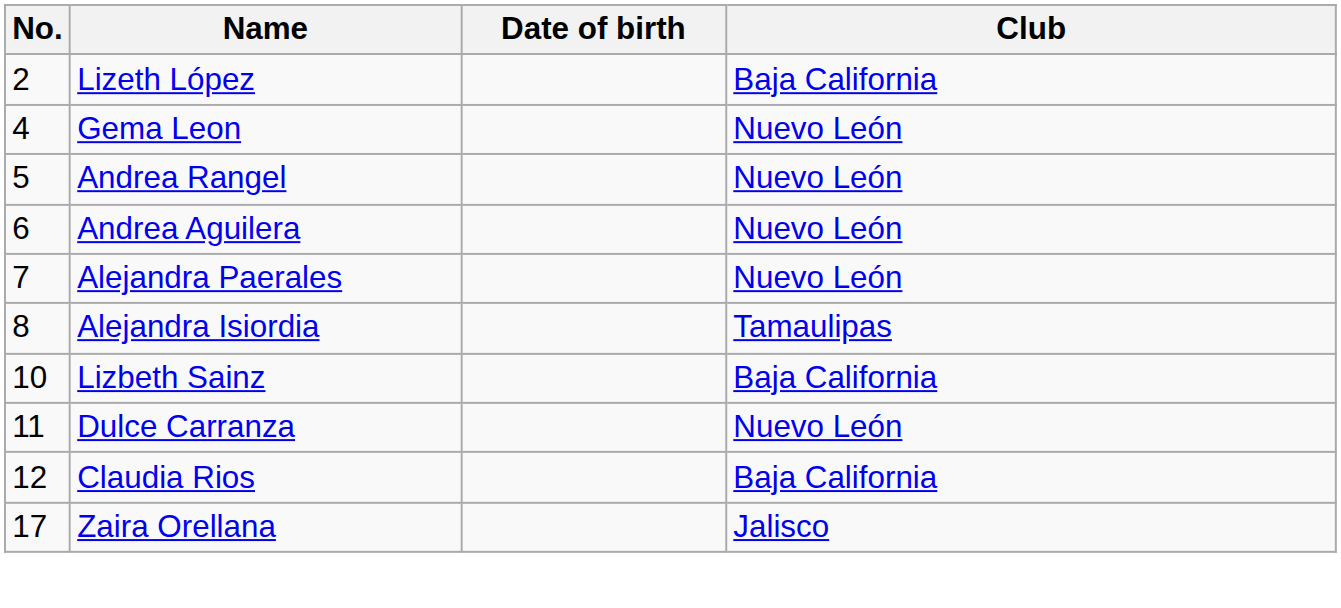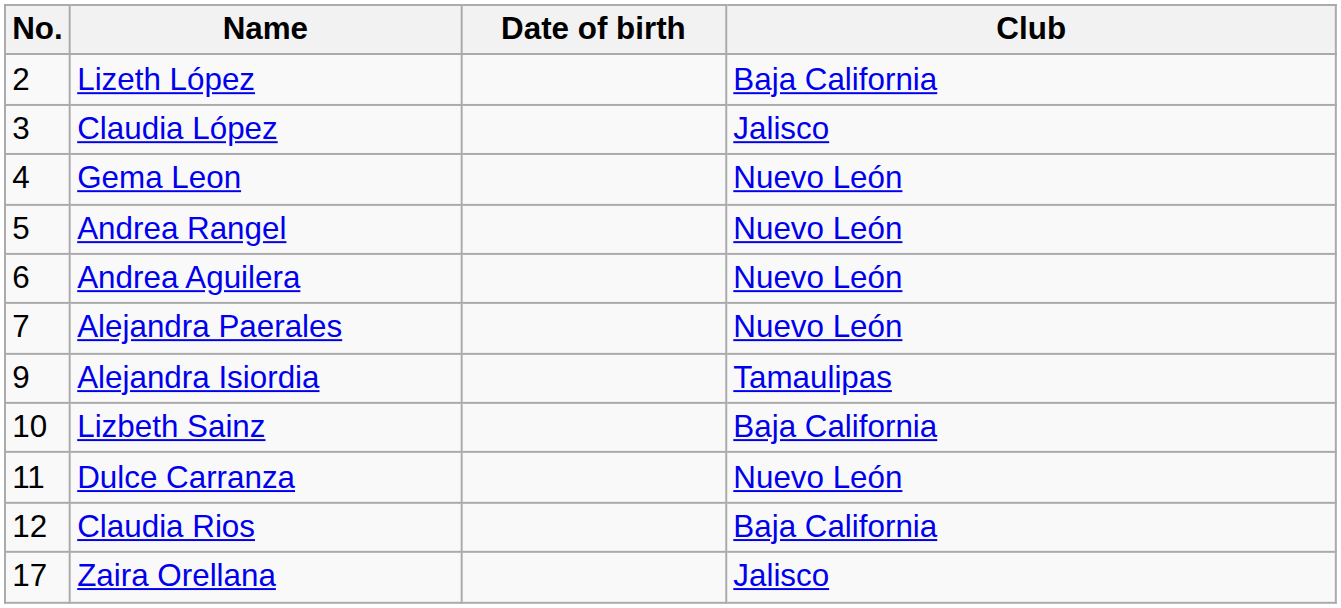+ row: (177, 128)
(21, 327) 8 -> (21, 377) 9
